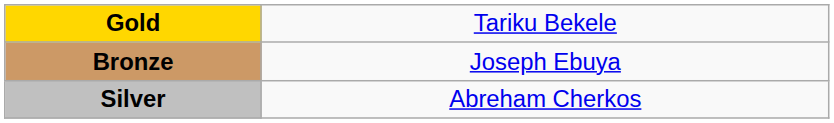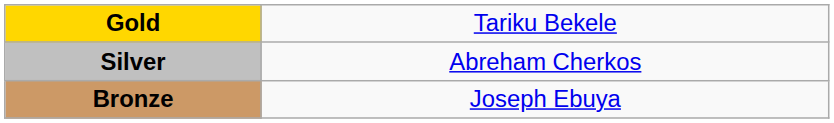rows swapped: (133, 99) <-> (133, 61)
